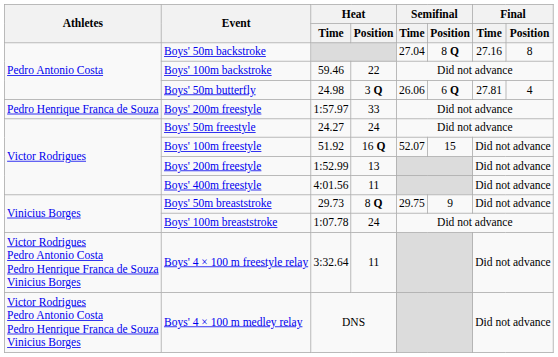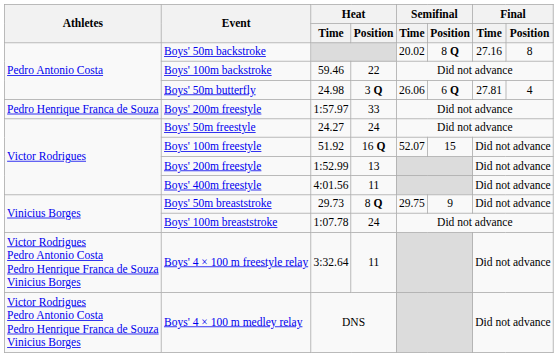(412, 52) 27.04 -> (412, 52) 20.02
